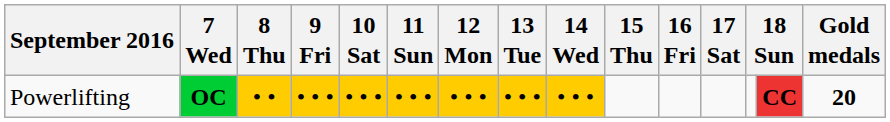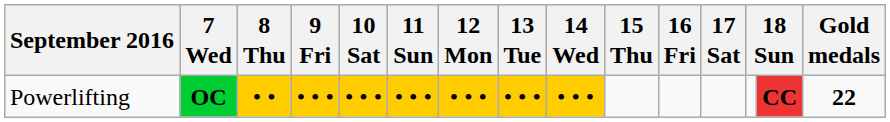(844, 96) 20 -> (844, 96) 22
